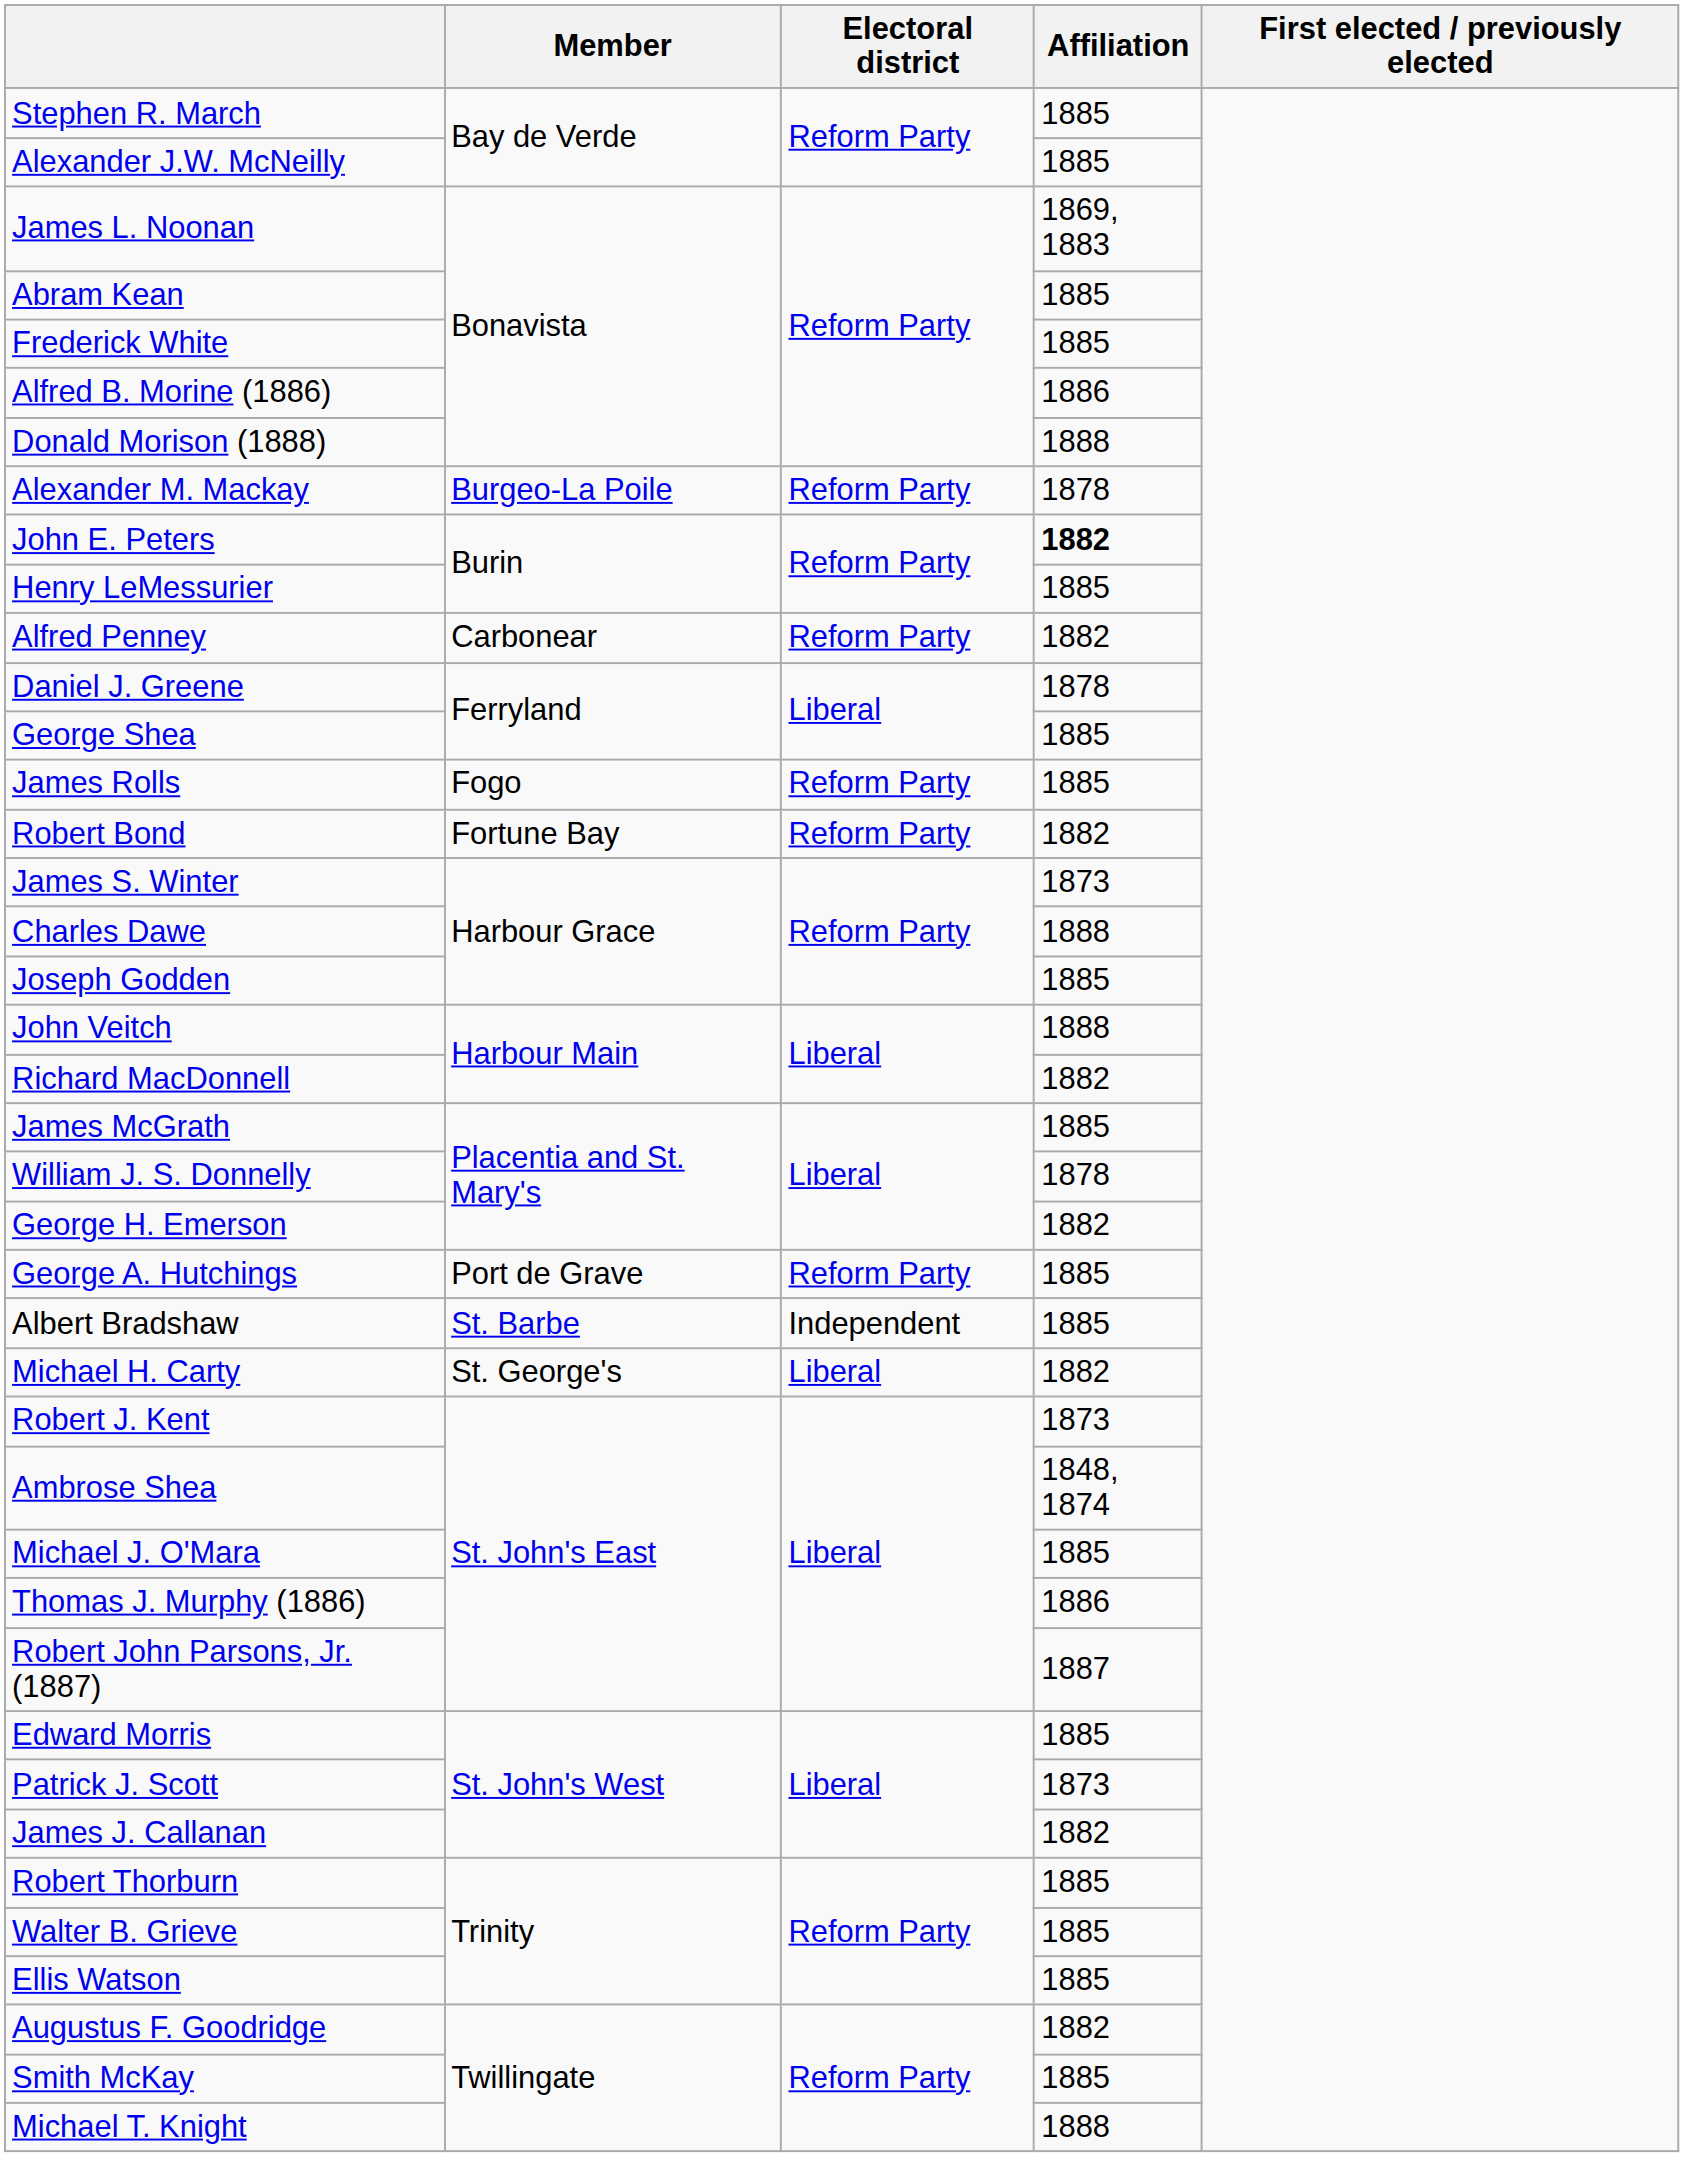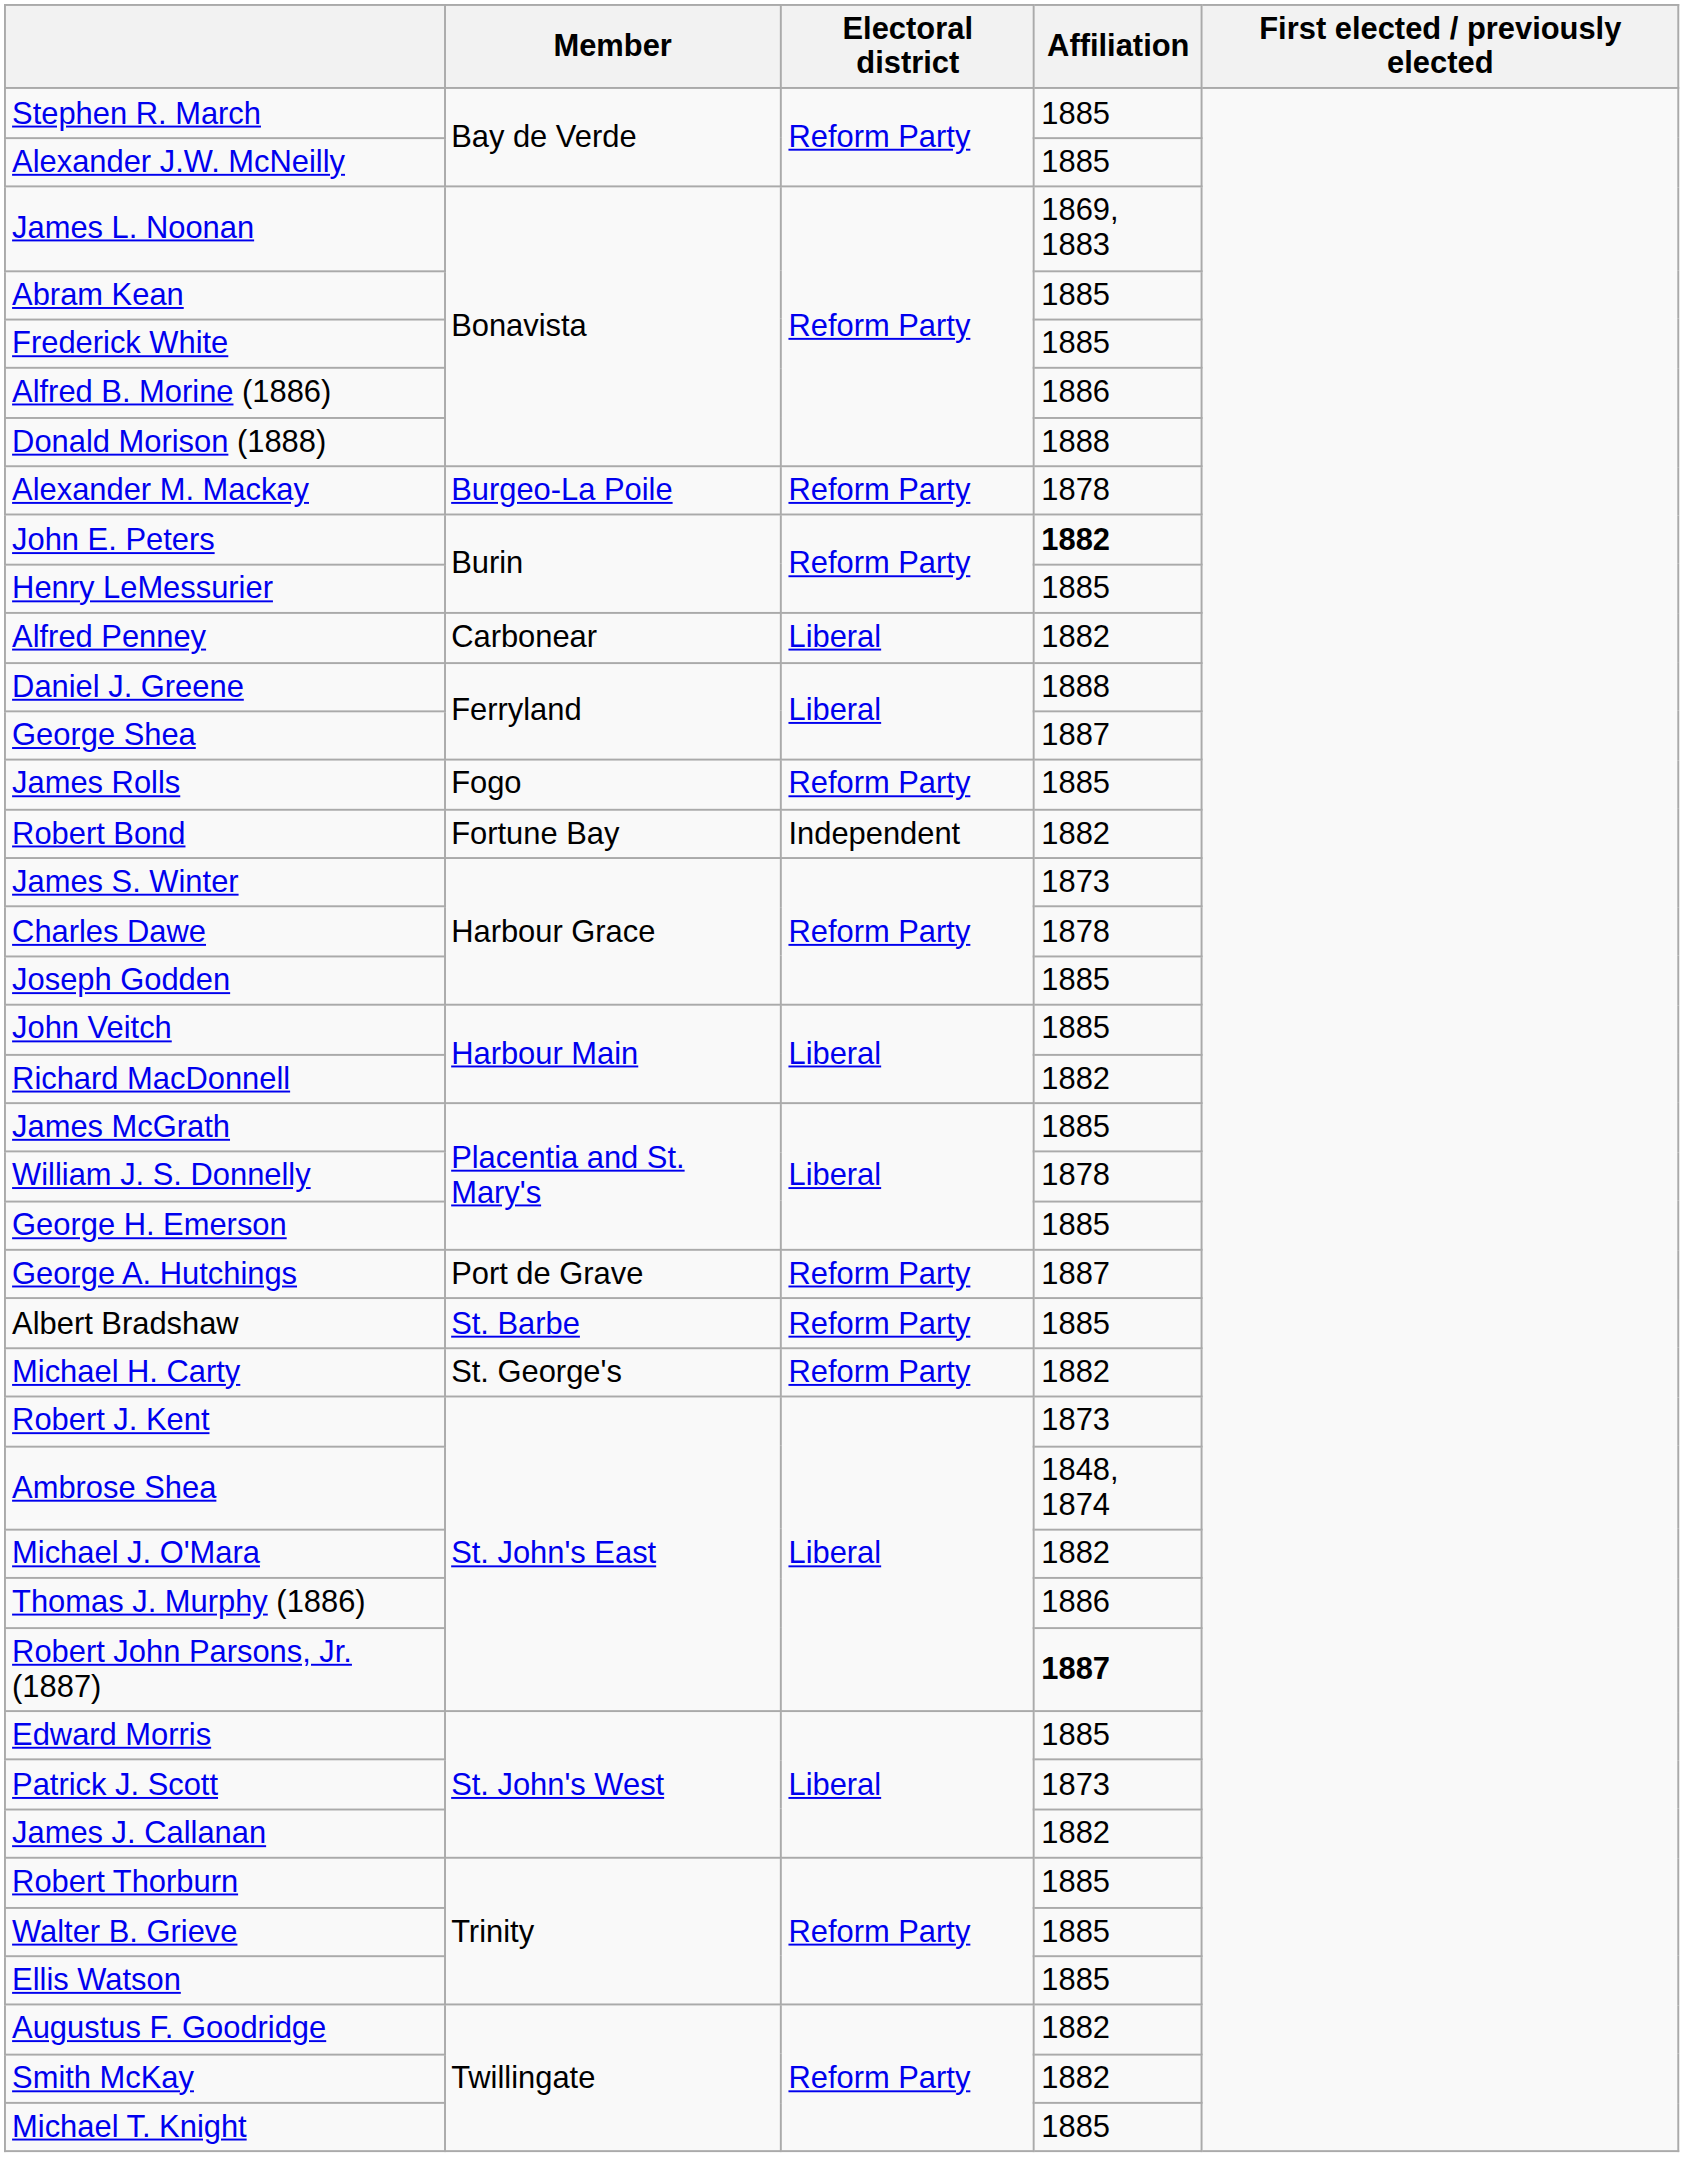(879, 637) Reform Party -> (835, 637) Liberal
(1076, 686) 1878 -> (1076, 686) 1888
(1076, 735) 1885 -> (1076, 735) 1887
(879, 833) Reform Party -> (874, 833) Independent
(1076, 931) 1888 -> (1076, 931) 1878
(1076, 1028) 1888 -> (1076, 1028) 1885
(1076, 1224) 1882 -> (1076, 1224) 1885
(1076, 1273) 1885 -> (1076, 1273) 1887
(874, 1322) Independent -> (879, 1322) Reform Party
(835, 1371) Liberal -> (879, 1371) Reform Party
(1076, 1553) 1885 -> (1076, 1553) 1882
(1076, 1668) normal -> (1076, 1668) bold
(1076, 2077) 1885 -> (1076, 2077) 1882
(1076, 2126) 1888 -> (1076, 2126) 1885
